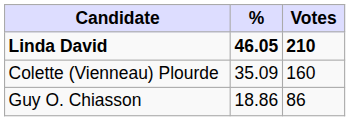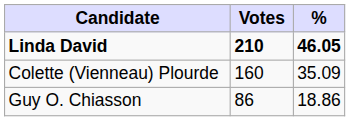columns swapped: (314, 18) <-> (256, 18)
